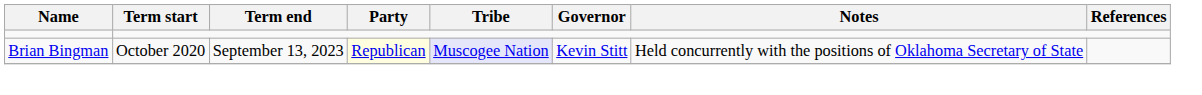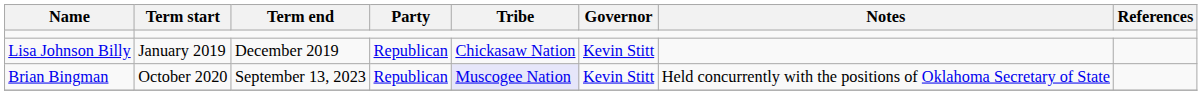+ row: (69, 50)
(388, 50) lightyellow background -> (411, 76) no background
